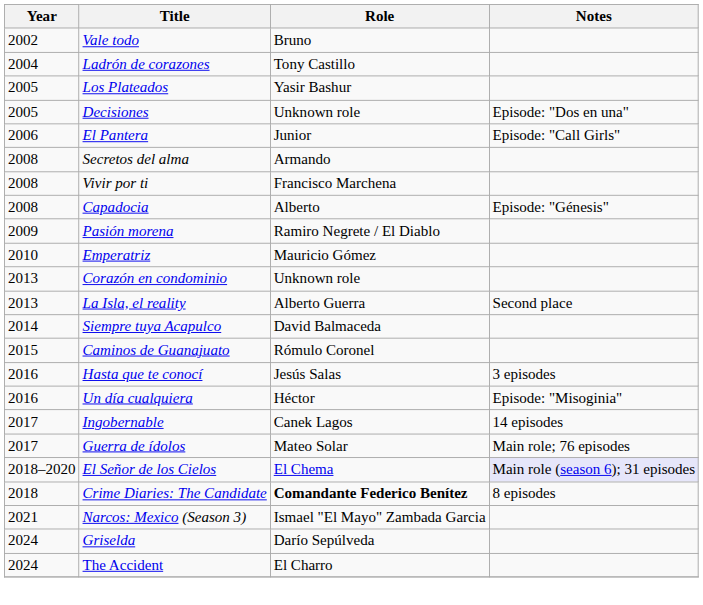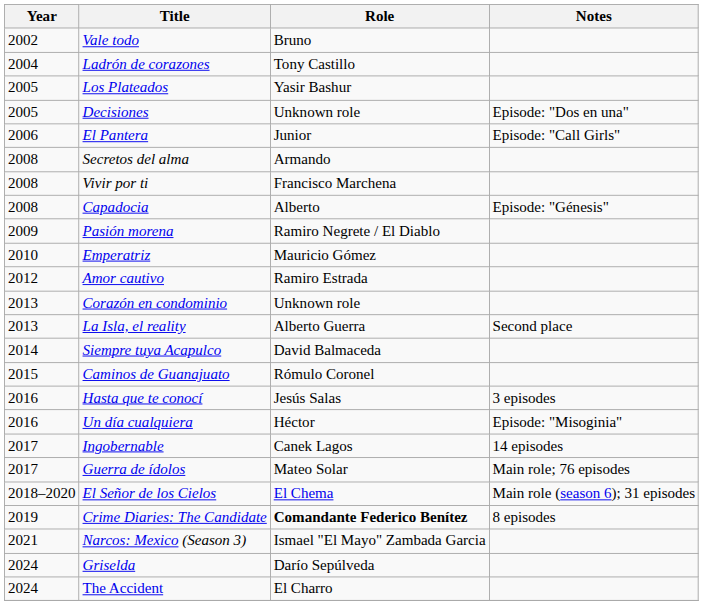+ row: (123, 278)
(594, 469) lavender background -> (594, 493) no background
(23, 493) 2018 -> (23, 517) 2019
